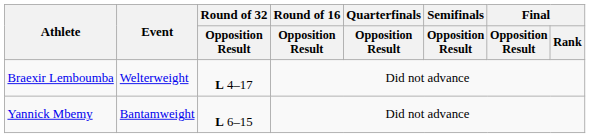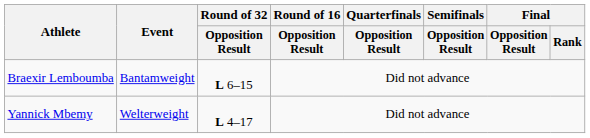(154, 78) Welterweight -> (157, 78) Bantamweight
(234, 85) L 4–17 -> (234, 85) L 6–15
(157, 114) Bantamweight -> (154, 114) Welterweight
(234, 122) L 6–15 -> (234, 122) L 4–17
